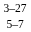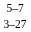rows swapped: (15, 8) <-> (15, 24)
